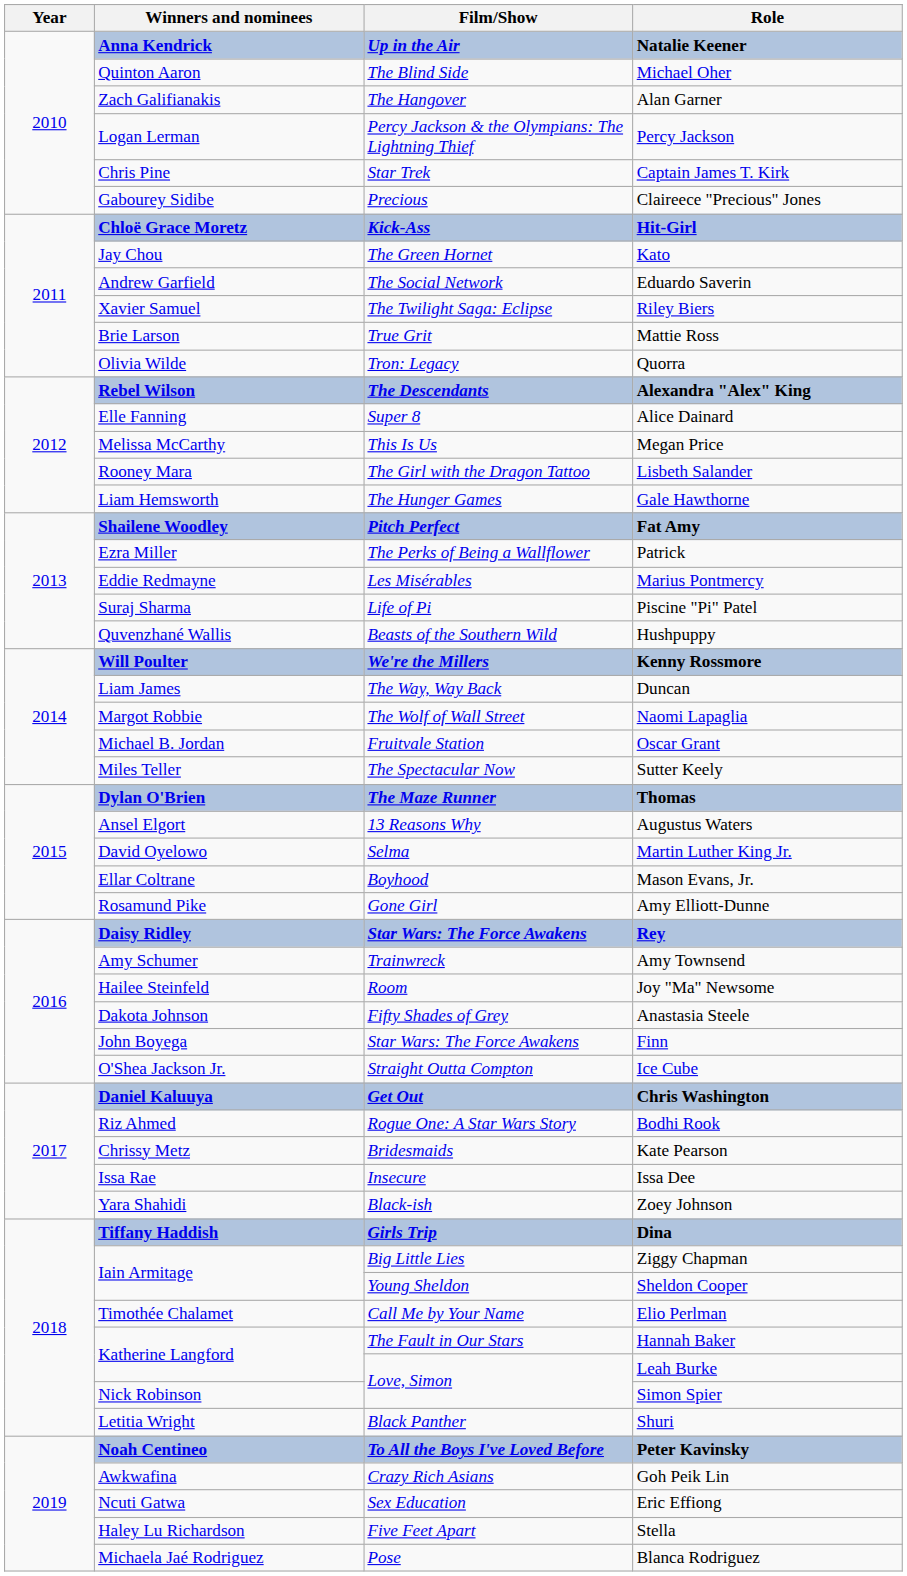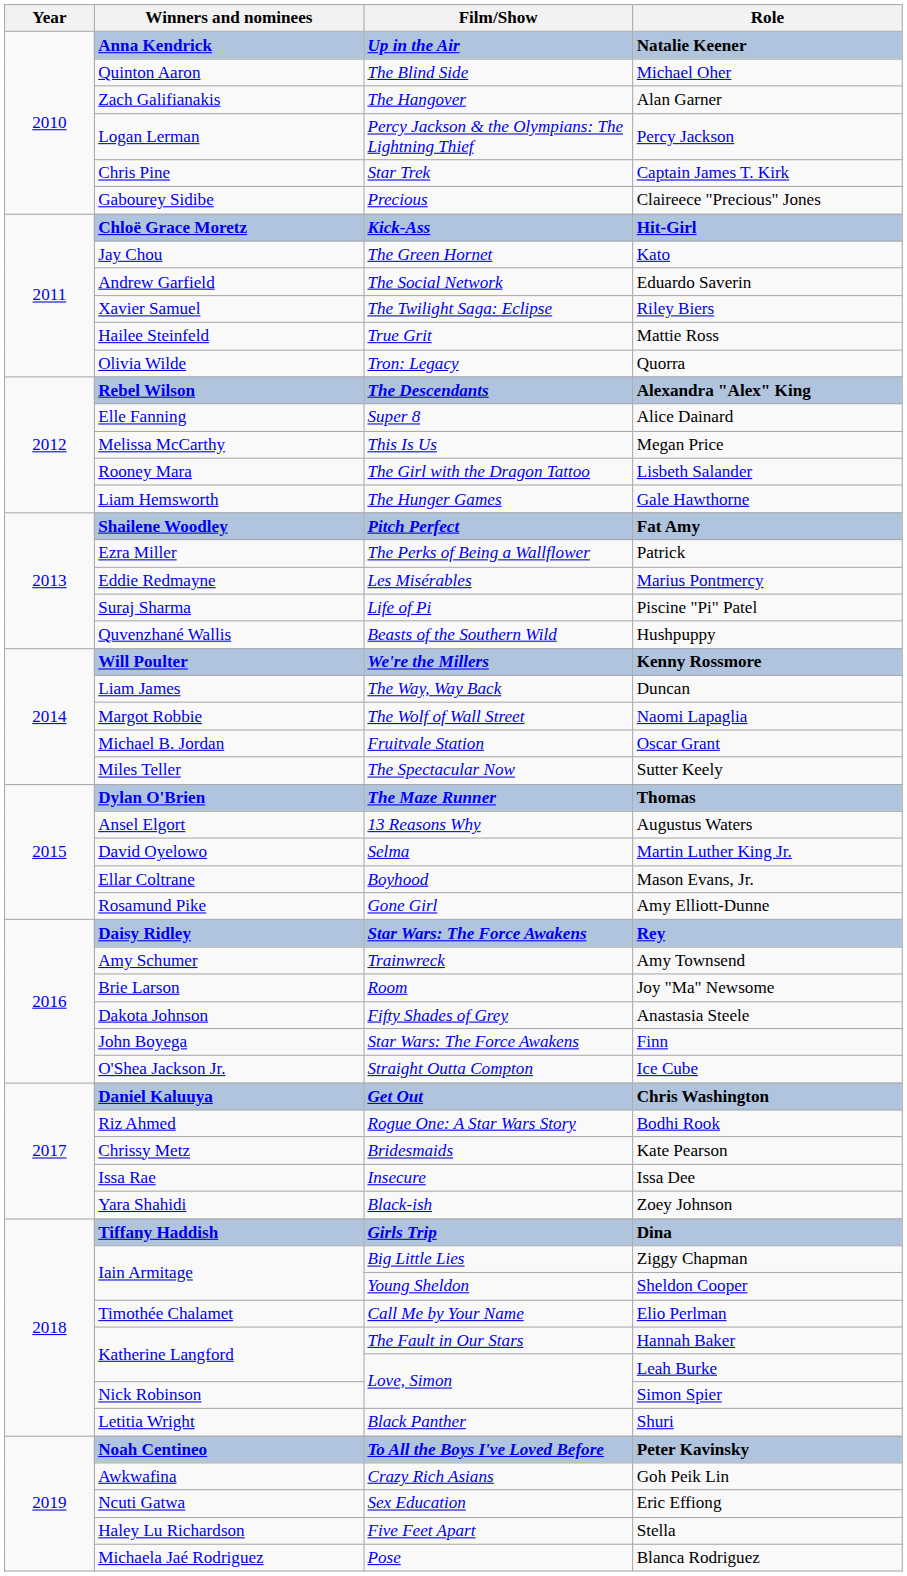(139, 335) Brie Larson -> (154, 335) Hailee Steinfeld
(154, 987) Hailee Steinfeld -> (139, 987) Brie Larson
